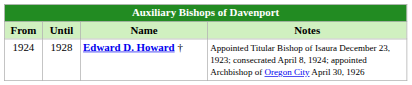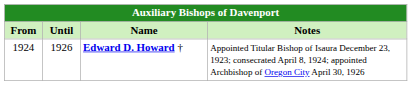(62, 47) 1928 -> (62, 47) 1926
